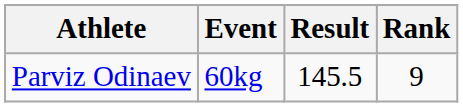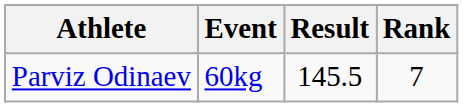(417, 76) 9 -> (417, 76) 7
